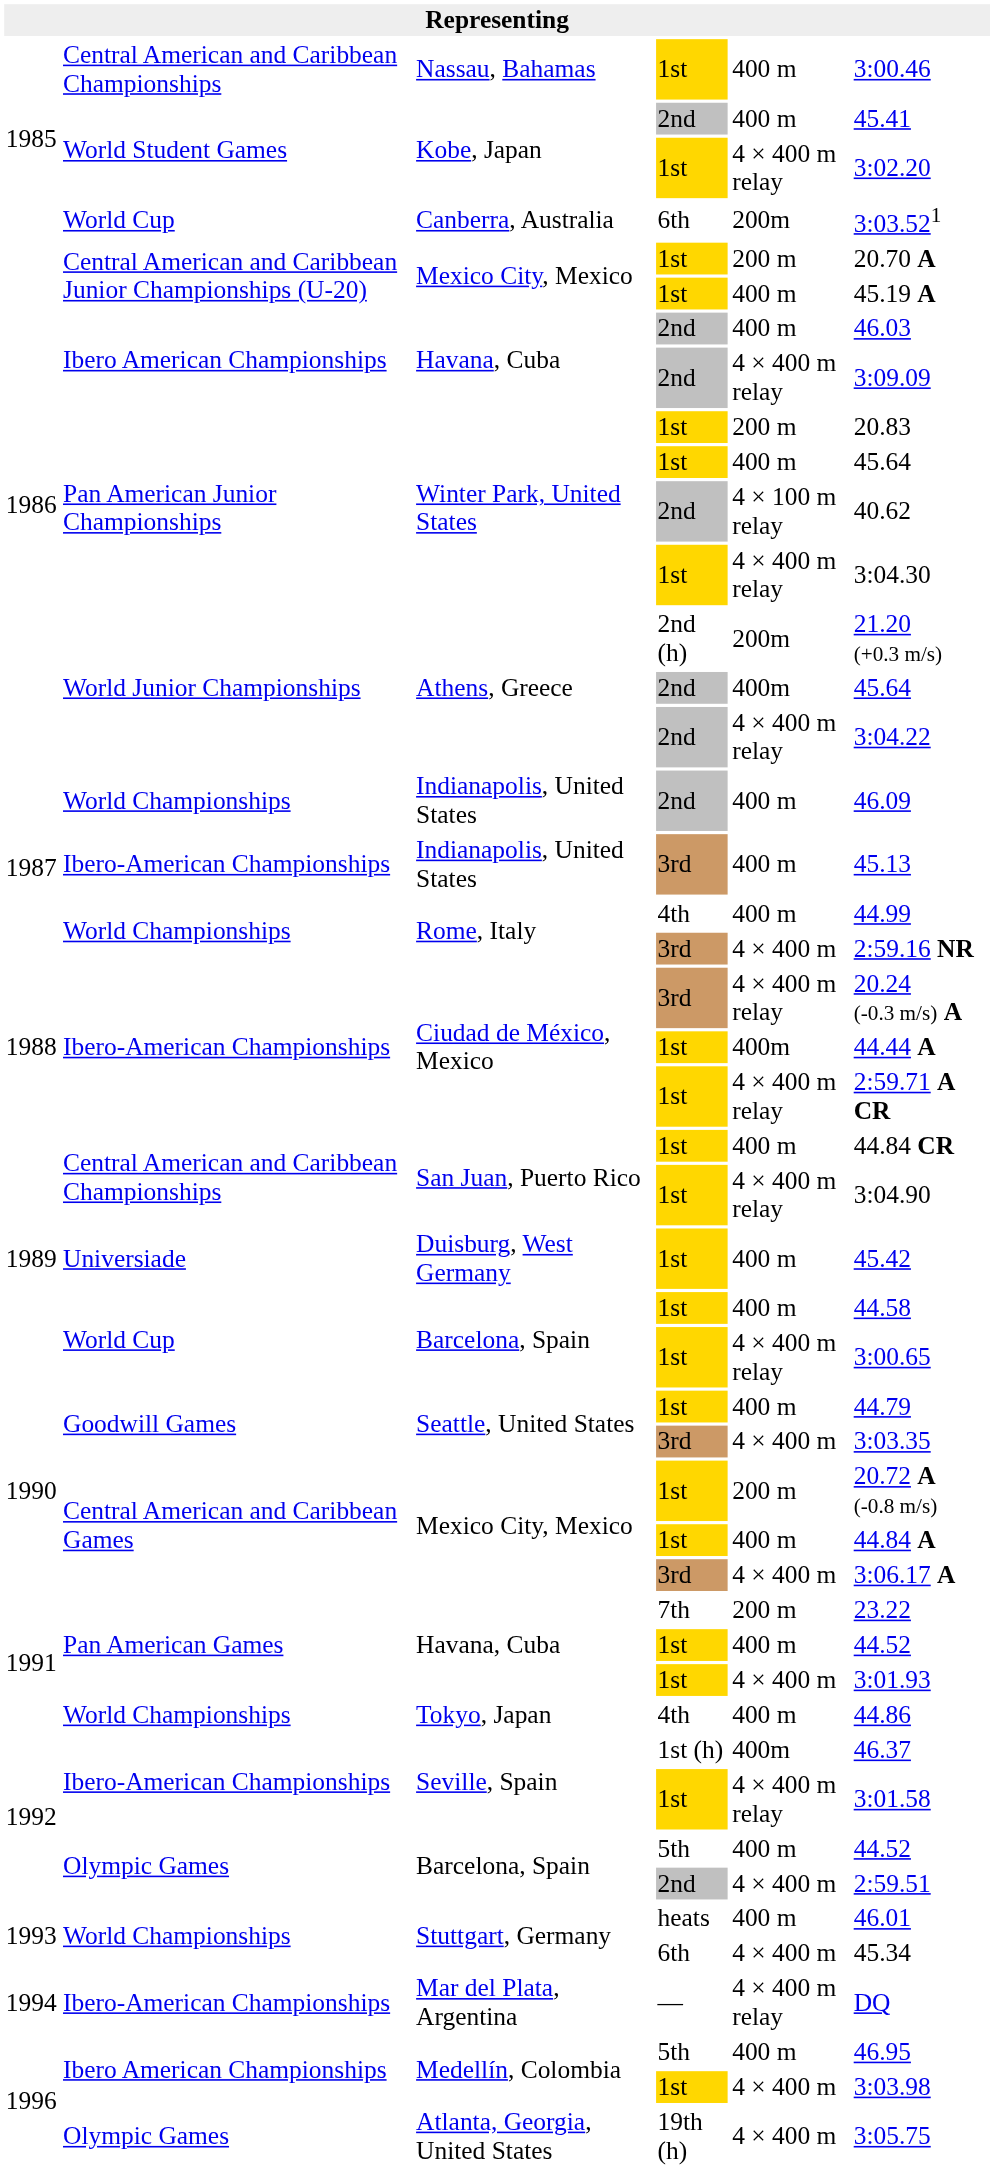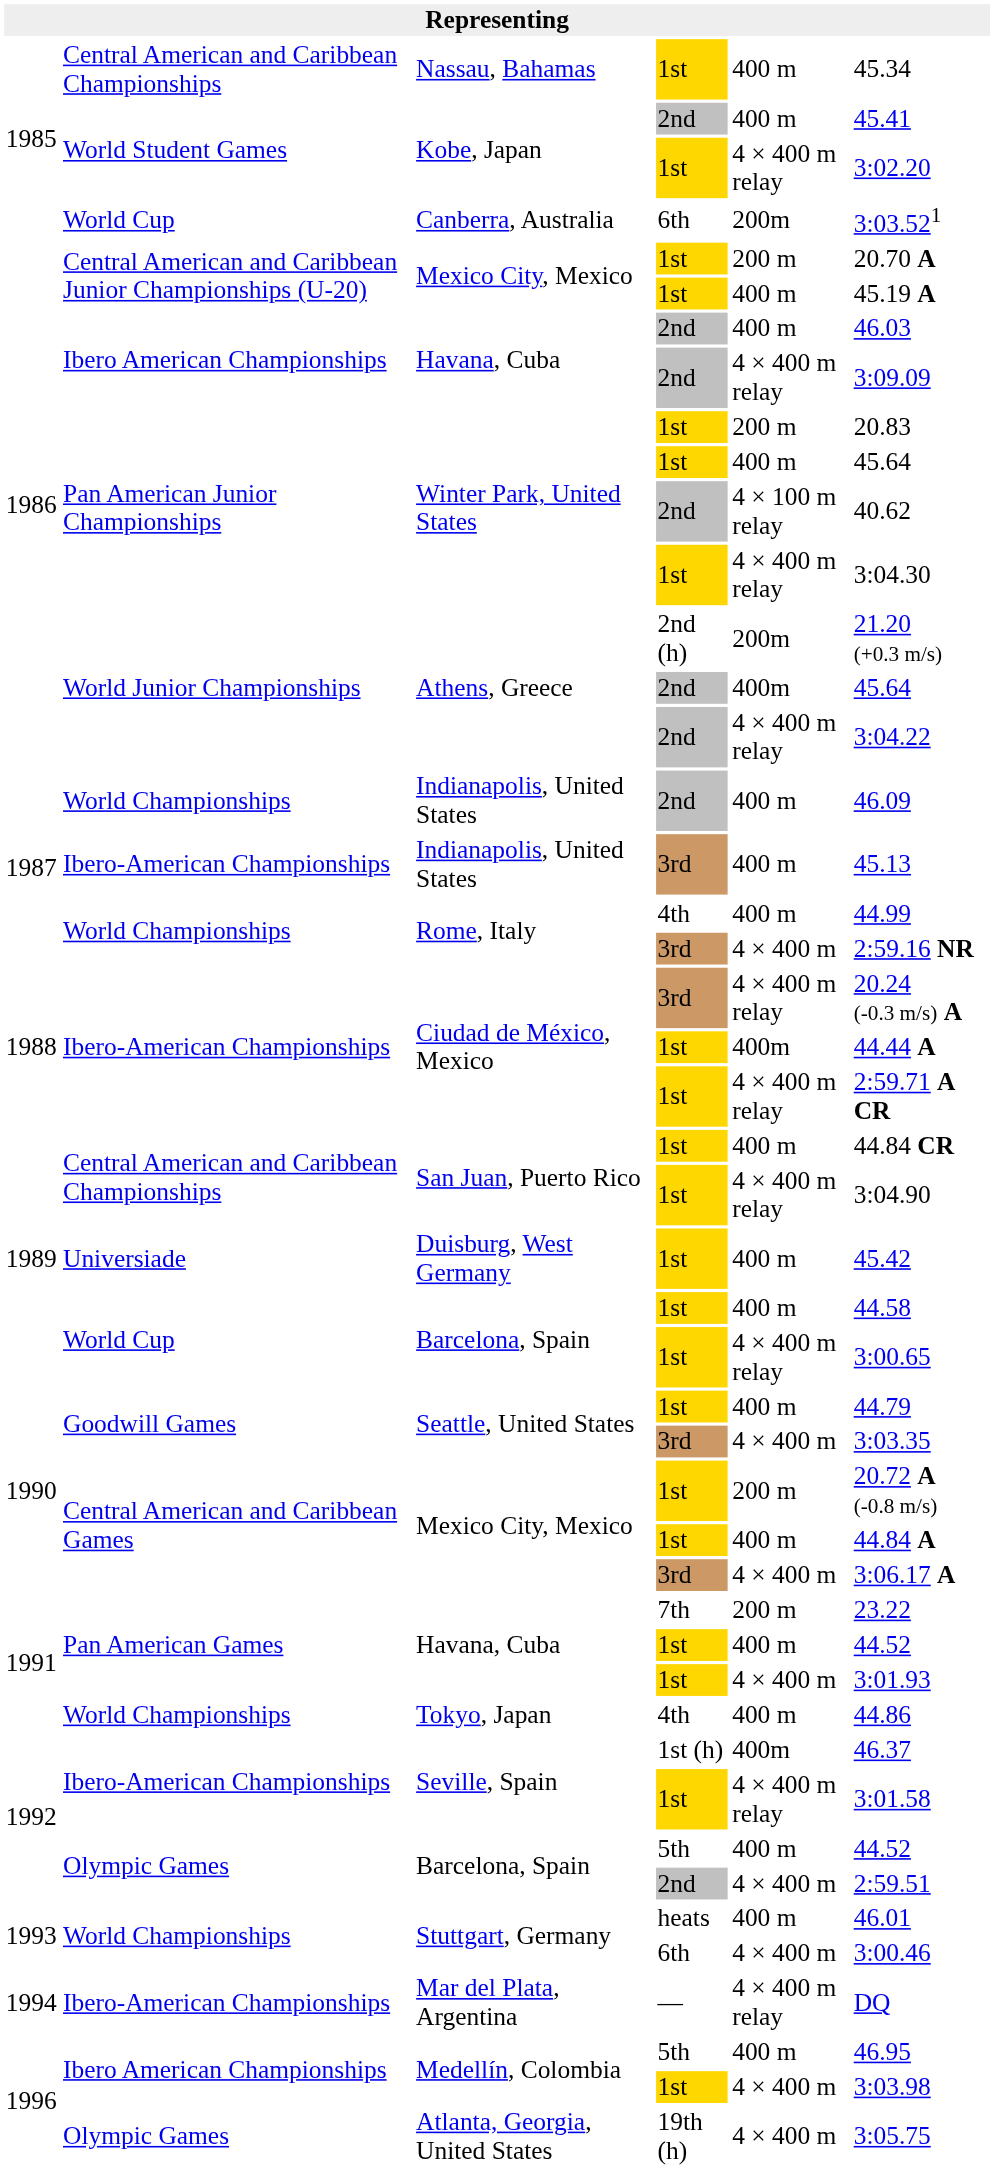(892, 69) 3:00.46 -> (882, 69) 45.34
(882, 1953) 45.34 -> (892, 1953) 3:00.46
